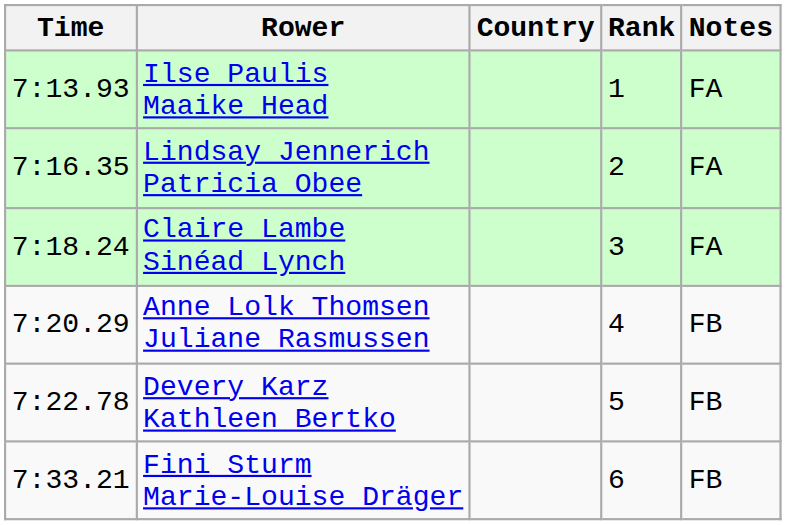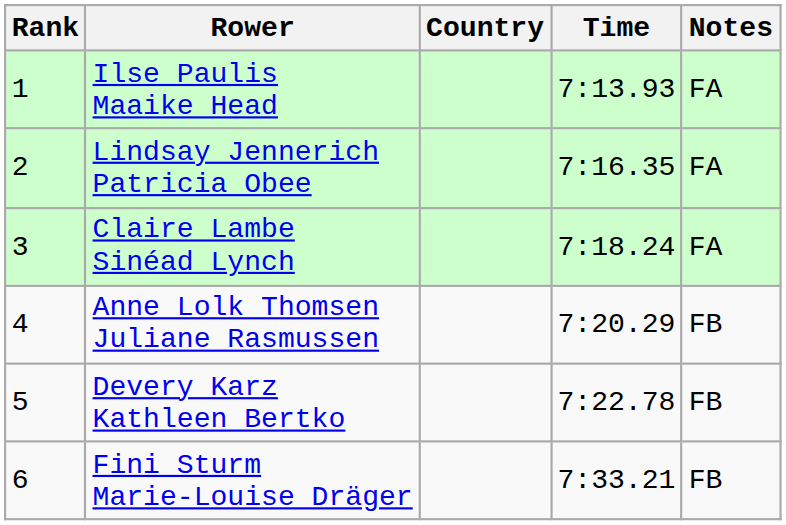columns swapped: (642, 28) <-> (71, 28)
